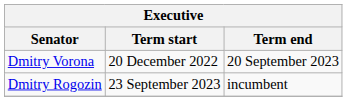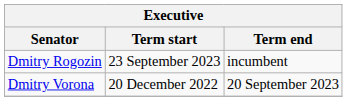rows swapped: (51, 61) <-> (55, 84)
